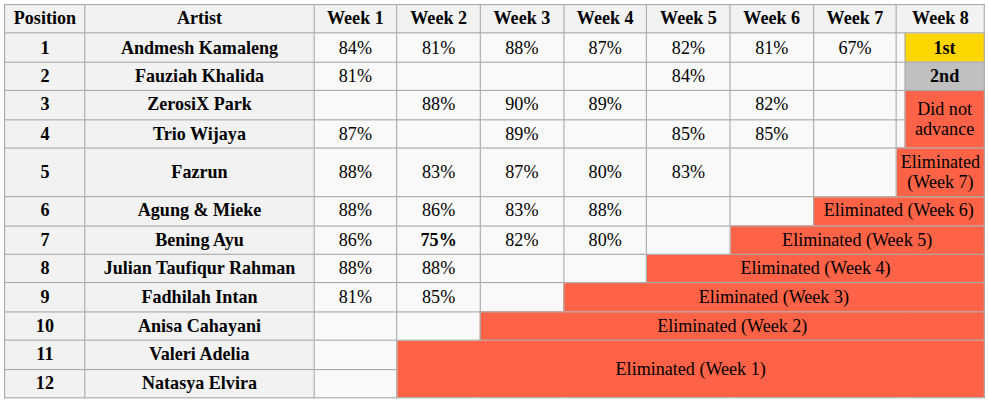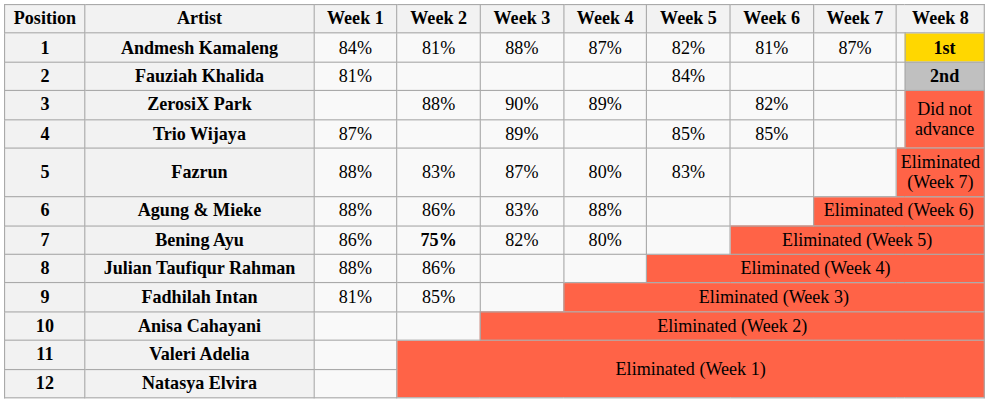(855, 47) 67% -> (855, 47) 87%
(439, 268) 88% -> (439, 268) 86%
